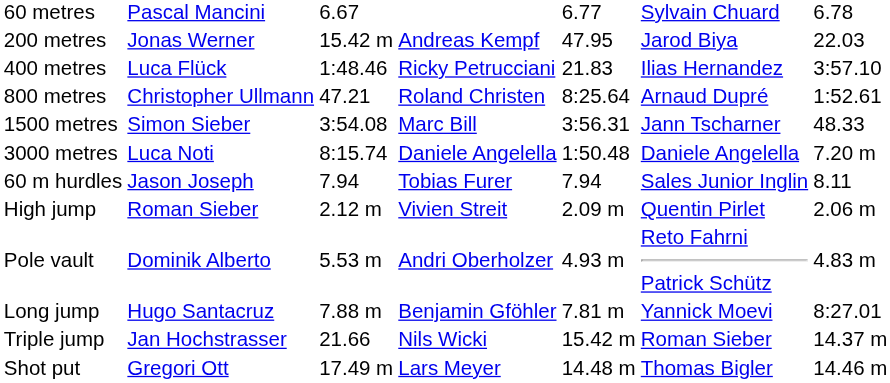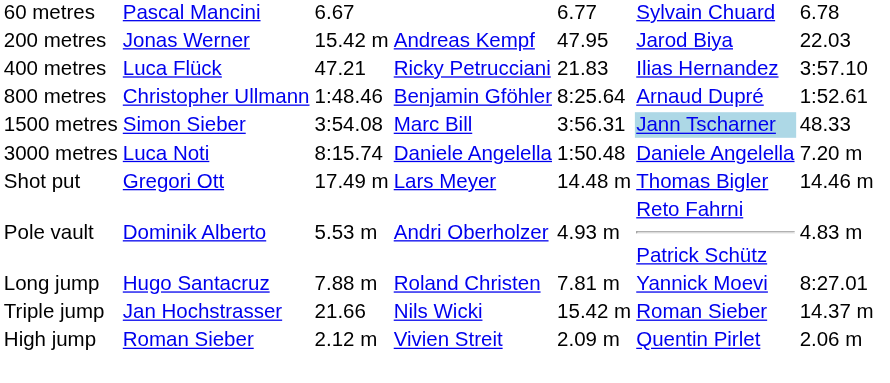(353, 68) 1:48.46 -> (340, 68) 47.21
(345, 96) 47.21 -> (349, 96) 1:48.46
(472, 96) Roland Christen -> (473, 96) Benjamin Gföhler
(711, 124) no background -> (706, 124) lightblue background
- row: (63, 181)
rows swapped: (50, 209) <-> (42, 368)
(477, 311) Benjamin Gföhler -> (467, 283) Roland Christen
